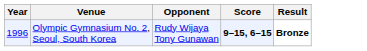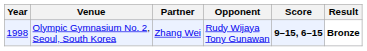+ column: (178, 12)
(17, 33) 1996 -> (17, 33) 1998
